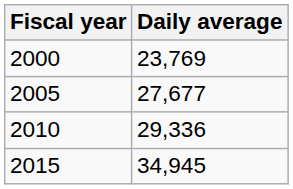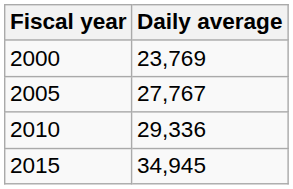(171, 93) 27,677 -> (171, 93) 27,767
